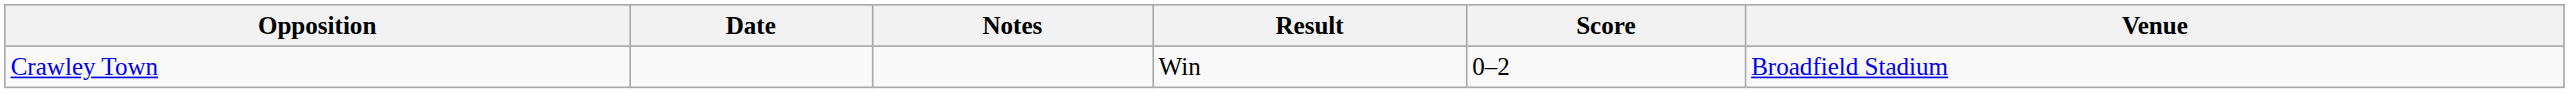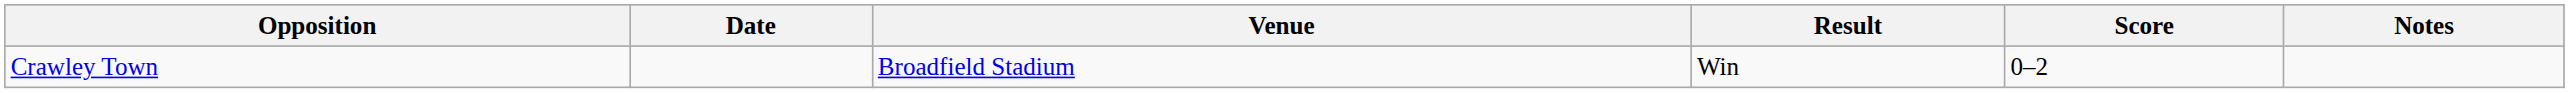columns swapped: (2155, 25) <-> (1012, 25)
